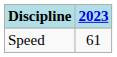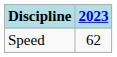(93, 40) 61 -> (93, 40) 62
